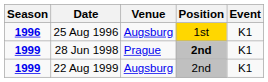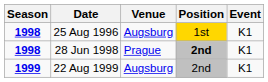(28, 32) 1996 -> (28, 32) 1998
(28, 50) 1999 -> (28, 50) 1998
